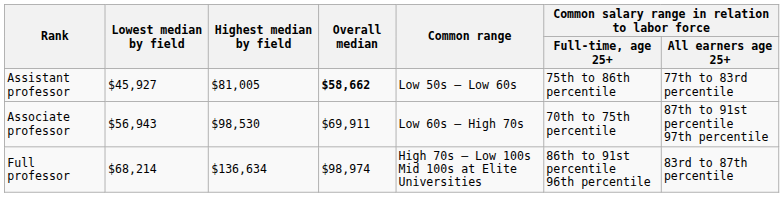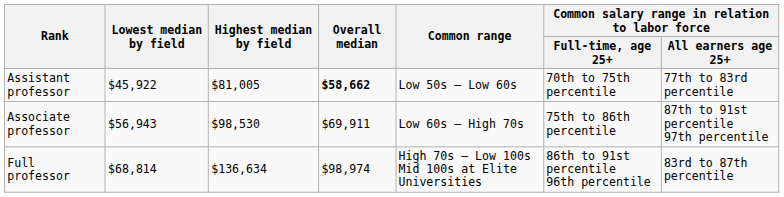(132, 85) $45,927 -> (132, 85) $45,922
(588, 85) 75th to 86th percentile -> (588, 85) 70th to 75th percentile
(588, 124) 70th to 75th percentile -> (588, 124) 75th to 86th percentile
(132, 169) $68,214 -> (132, 169) $68,814
